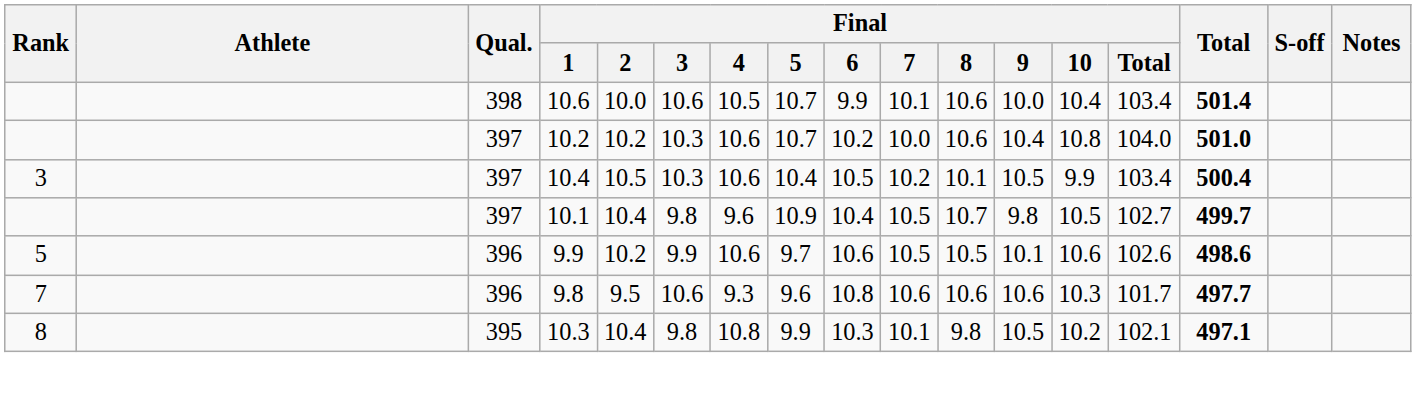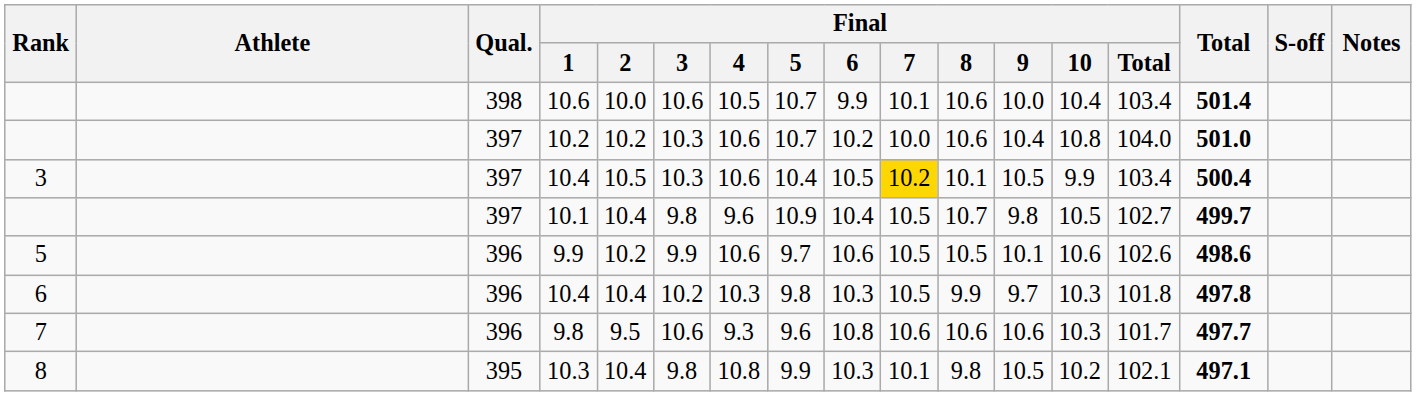(909, 178) no background -> (909, 178) gold background
+ row: (41, 293)
